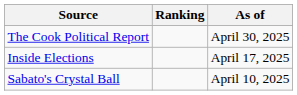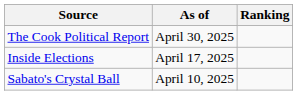columns swapped: (180, 15) <-> (250, 15)
